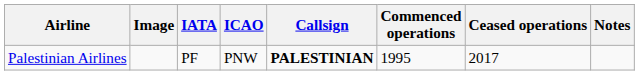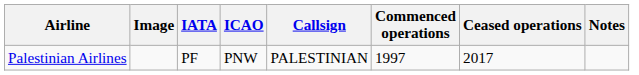(322, 57) bold -> (319, 57) normal
(396, 57) 1995 -> (390, 57) 1997
